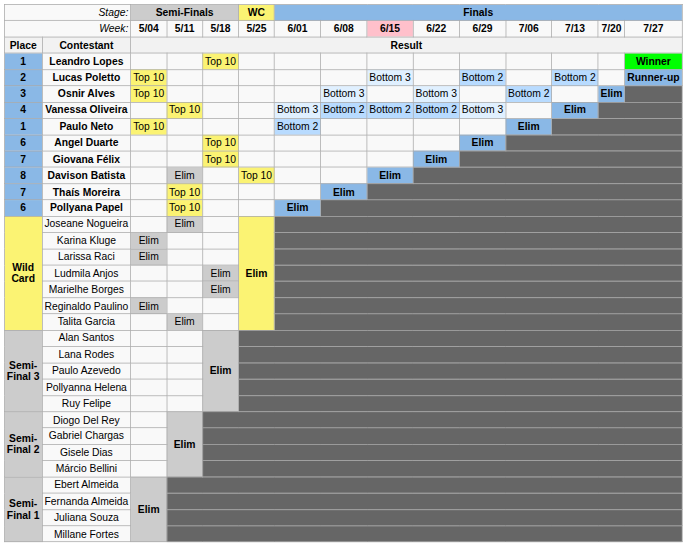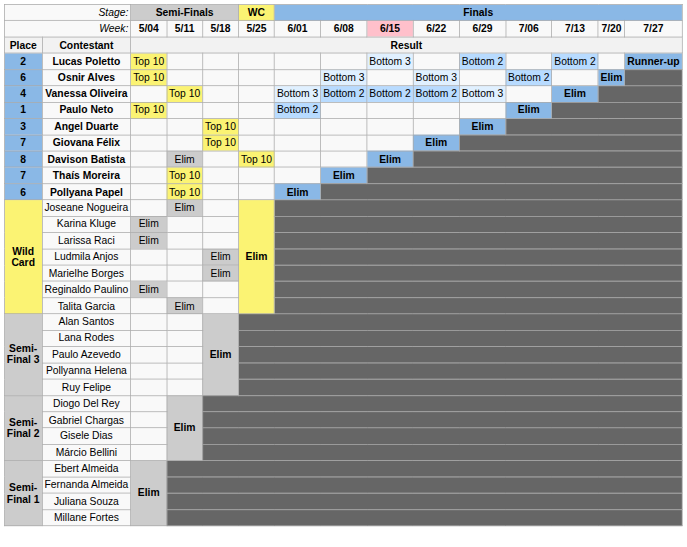- row: (86, 61)
(23, 94) 3 -> (23, 77) 6
(23, 142) 6 -> (23, 126) 3
